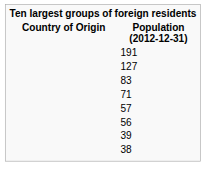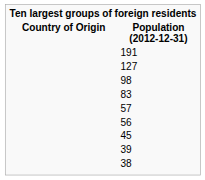+ row: (126, 81)
- row: (126, 95)
+ row: (126, 136)
